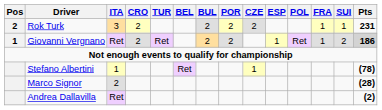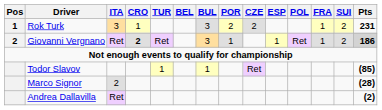(15, 25) 2 -> (15, 25) 1
(138, 25) 2 -> (138, 25) 1
(207, 25) 2 -> (207, 25) 3
(344, 25) 1 -> (344, 25) 2
(15, 40) 1 -> (15, 40) 2
(138, 40) normal -> (138, 40) bold
(207, 40) 2 -> (207, 40) 3
(231, 40) 2 -> (231, 40) 1
+ row: (54, 69)
- row: (61, 69)
